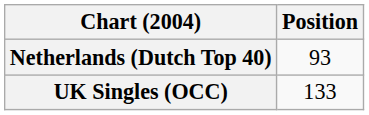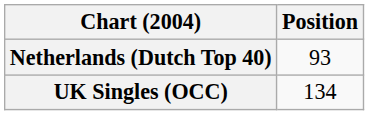(320, 92) 133 -> (320, 92) 134
